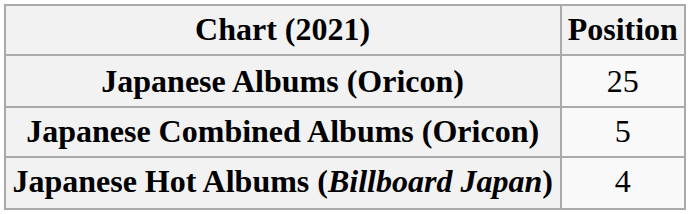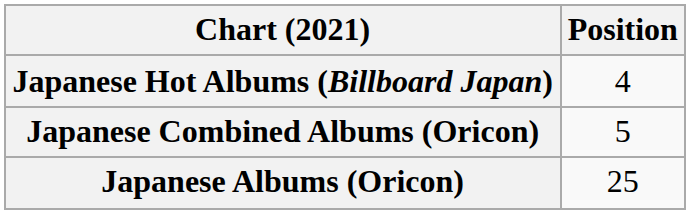rows swapped: (283, 80) <-> (283, 182)
